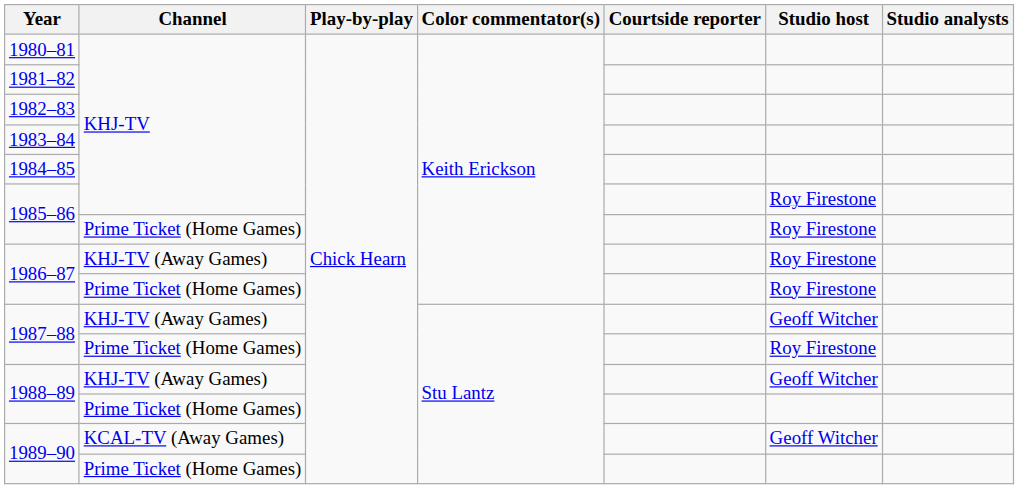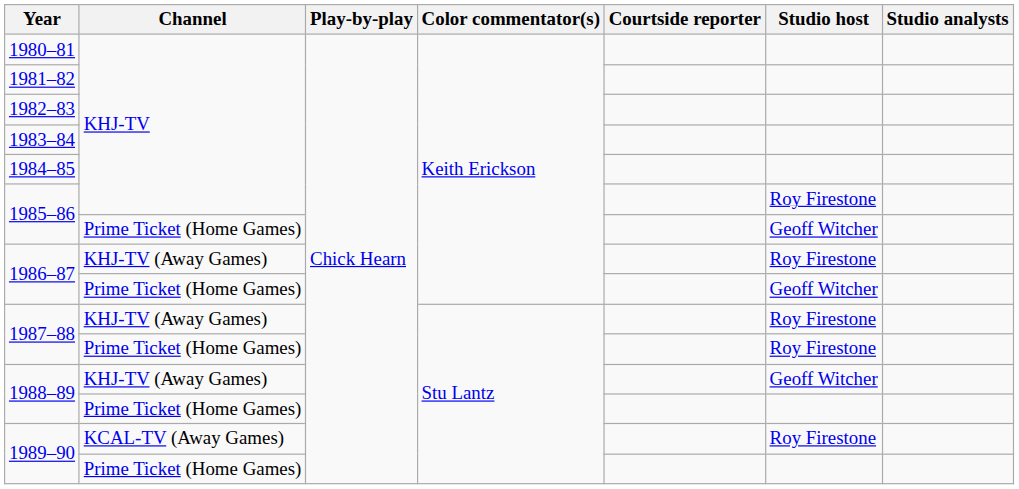(823, 229) Roy Firestone -> (824, 229) Geoff Witcher
(823, 288) Roy Firestone -> (824, 288) Geoff Witcher
(824, 318) Geoff Witcher -> (823, 318) Roy Firestone
(824, 438) Geoff Witcher -> (823, 438) Roy Firestone
